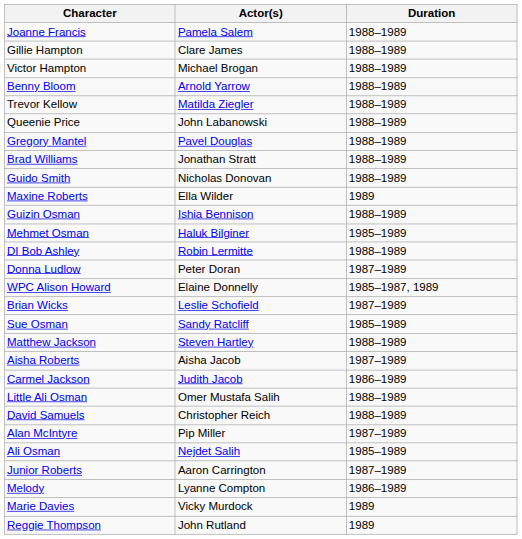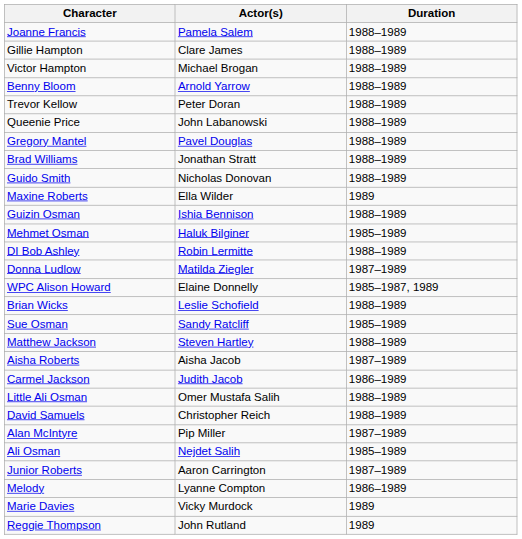(216, 104) Matilda Ziegler -> (209, 104) Peter Doran
(209, 269) Peter Doran -> (216, 269) Matilda Ziegler
(378, 305) 1987–1989 -> (378, 305) 1988–1989
